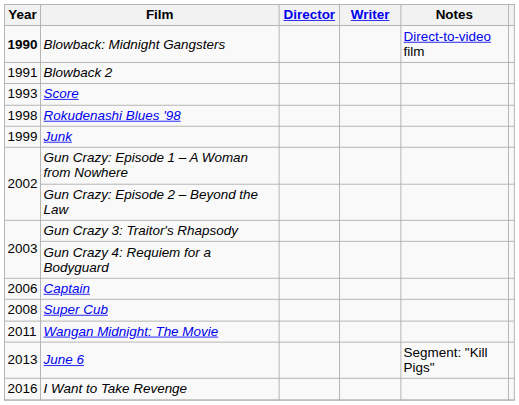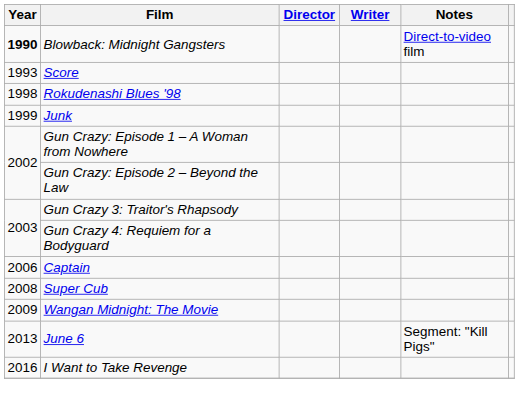- row: (78, 72)
(22, 331) 2011 -> (22, 310) 2009
